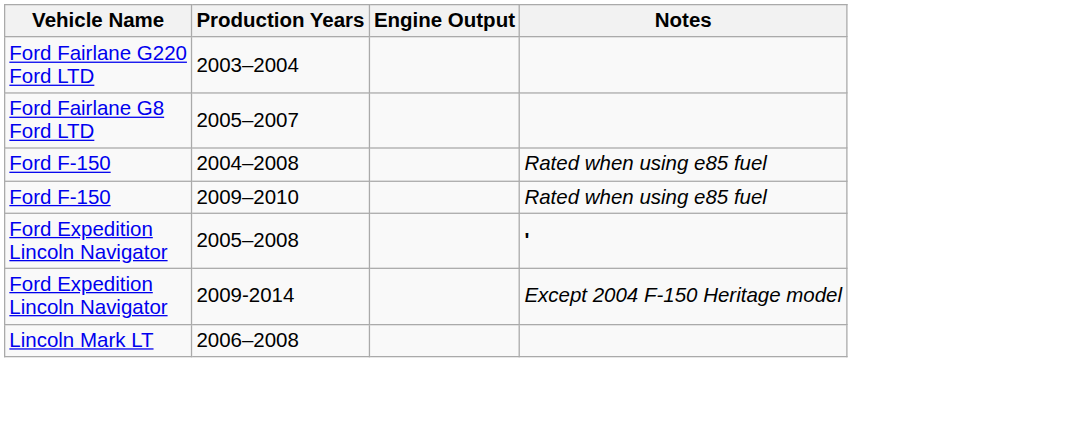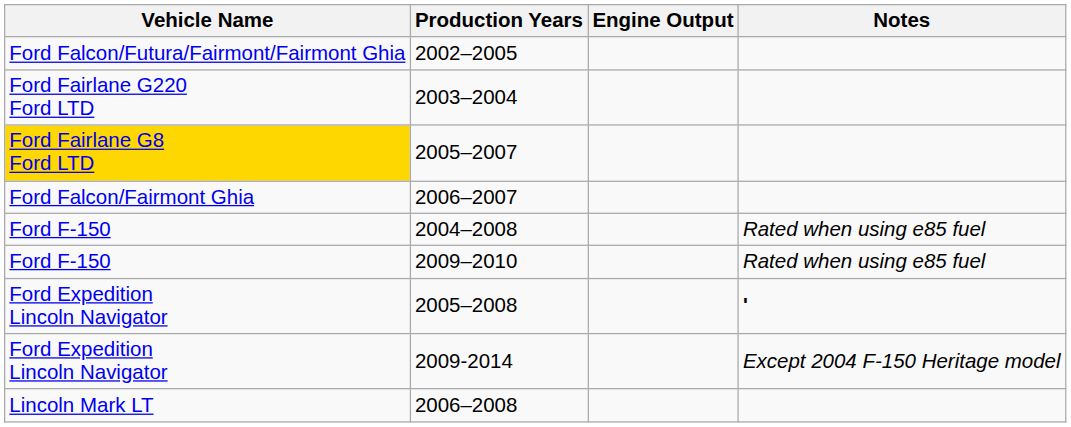+ row: (466, 53)
(87, 120) no background -> (87, 152) gold background
+ row: (466, 196)
